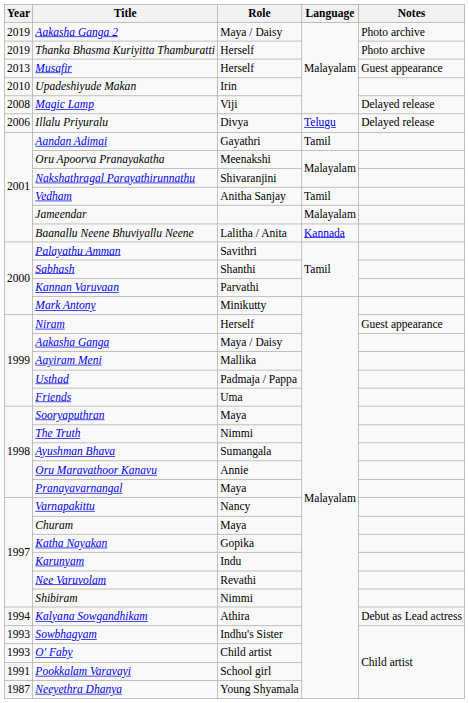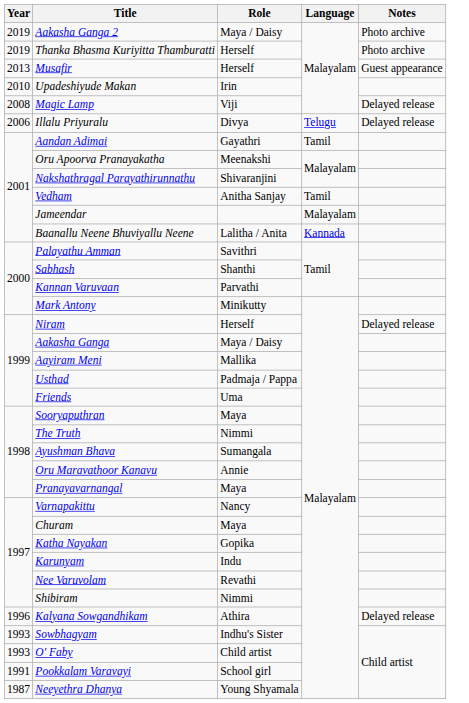(402, 324) Guest appearance -> (398, 324) Delayed release
(19, 616) 1994 -> (19, 616) 1996
(412, 616) Debut as Lead actress -> (398, 616) Delayed release
